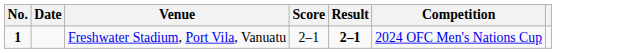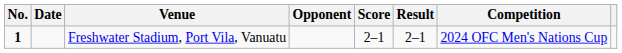+ column: (322, 15)
(350, 37) bold -> (415, 37) normal
